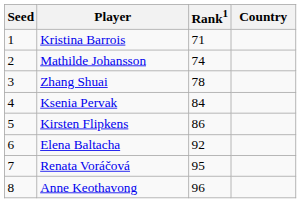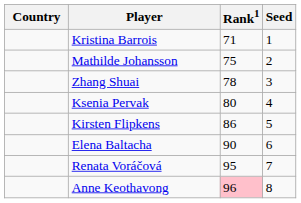columns swapped: (263, 16) <-> (21, 16)
(198, 60) 74 -> (230, 60) 75
(198, 102) 84 -> (230, 102) 80
(198, 144) 92 -> (230, 144) 90
(198, 187) no background -> (230, 187) pink background
